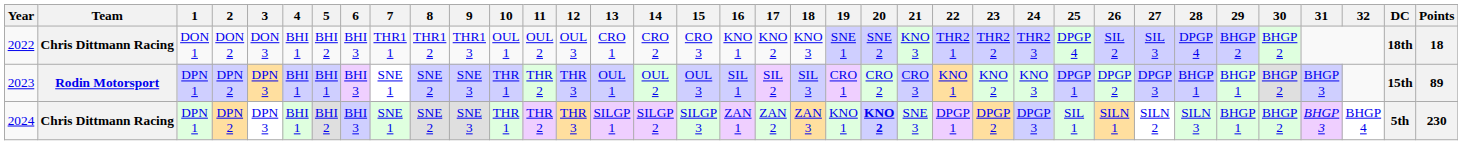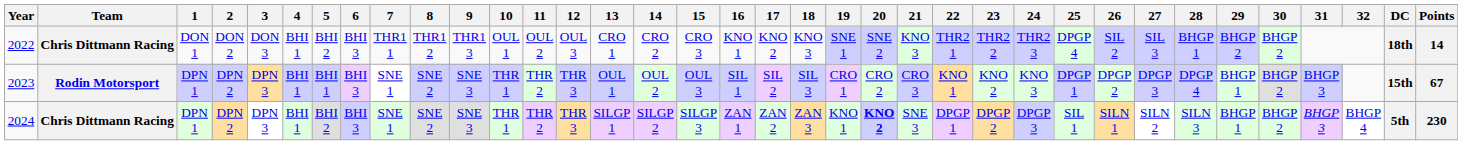(1196, 44) DPGP 4 -> (1196, 44) BHGP 1
(1437, 44) 18 -> (1437, 44) 14
(1196, 82) BHGP 1 -> (1196, 82) DPGP 4
(1437, 82) 89 -> (1437, 82) 67
